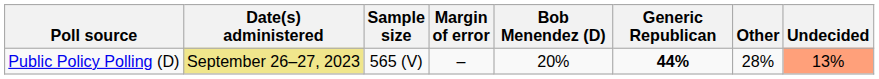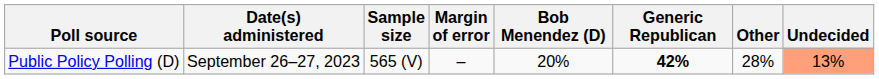(273, 61) khaki background -> (273, 61) no background
(673, 61) 44% -> (673, 61) 42%
